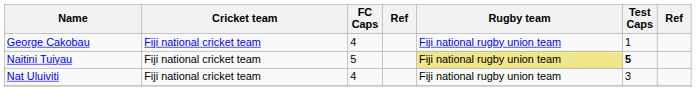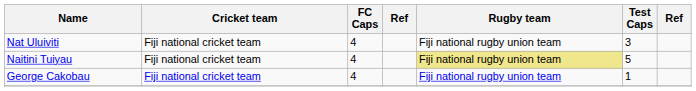rows swapped: (48, 42) <-> (33, 77)
(353, 59) 5 -> (353, 59) 4
(628, 59) bold -> (628, 59) normal
